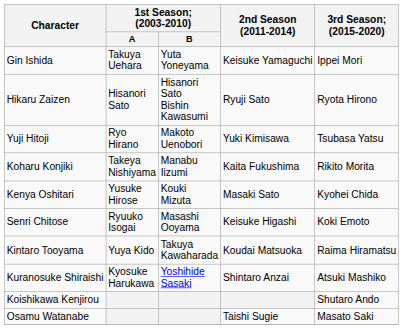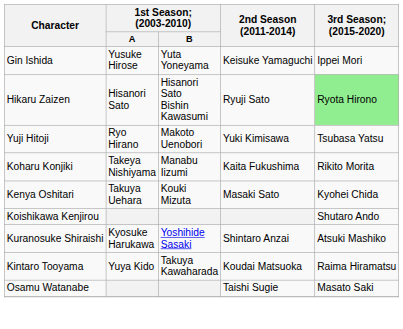(125, 60) Takuya Uehara -> (125, 60) Yusuke Hirose
(347, 99) no background -> (347, 99) lightgreen background
(125, 194) Yusuke Hirose -> (125, 194) Takuya Uehara
- row: (37, 222)
rows swapped: (45, 250) <-> (53, 300)
